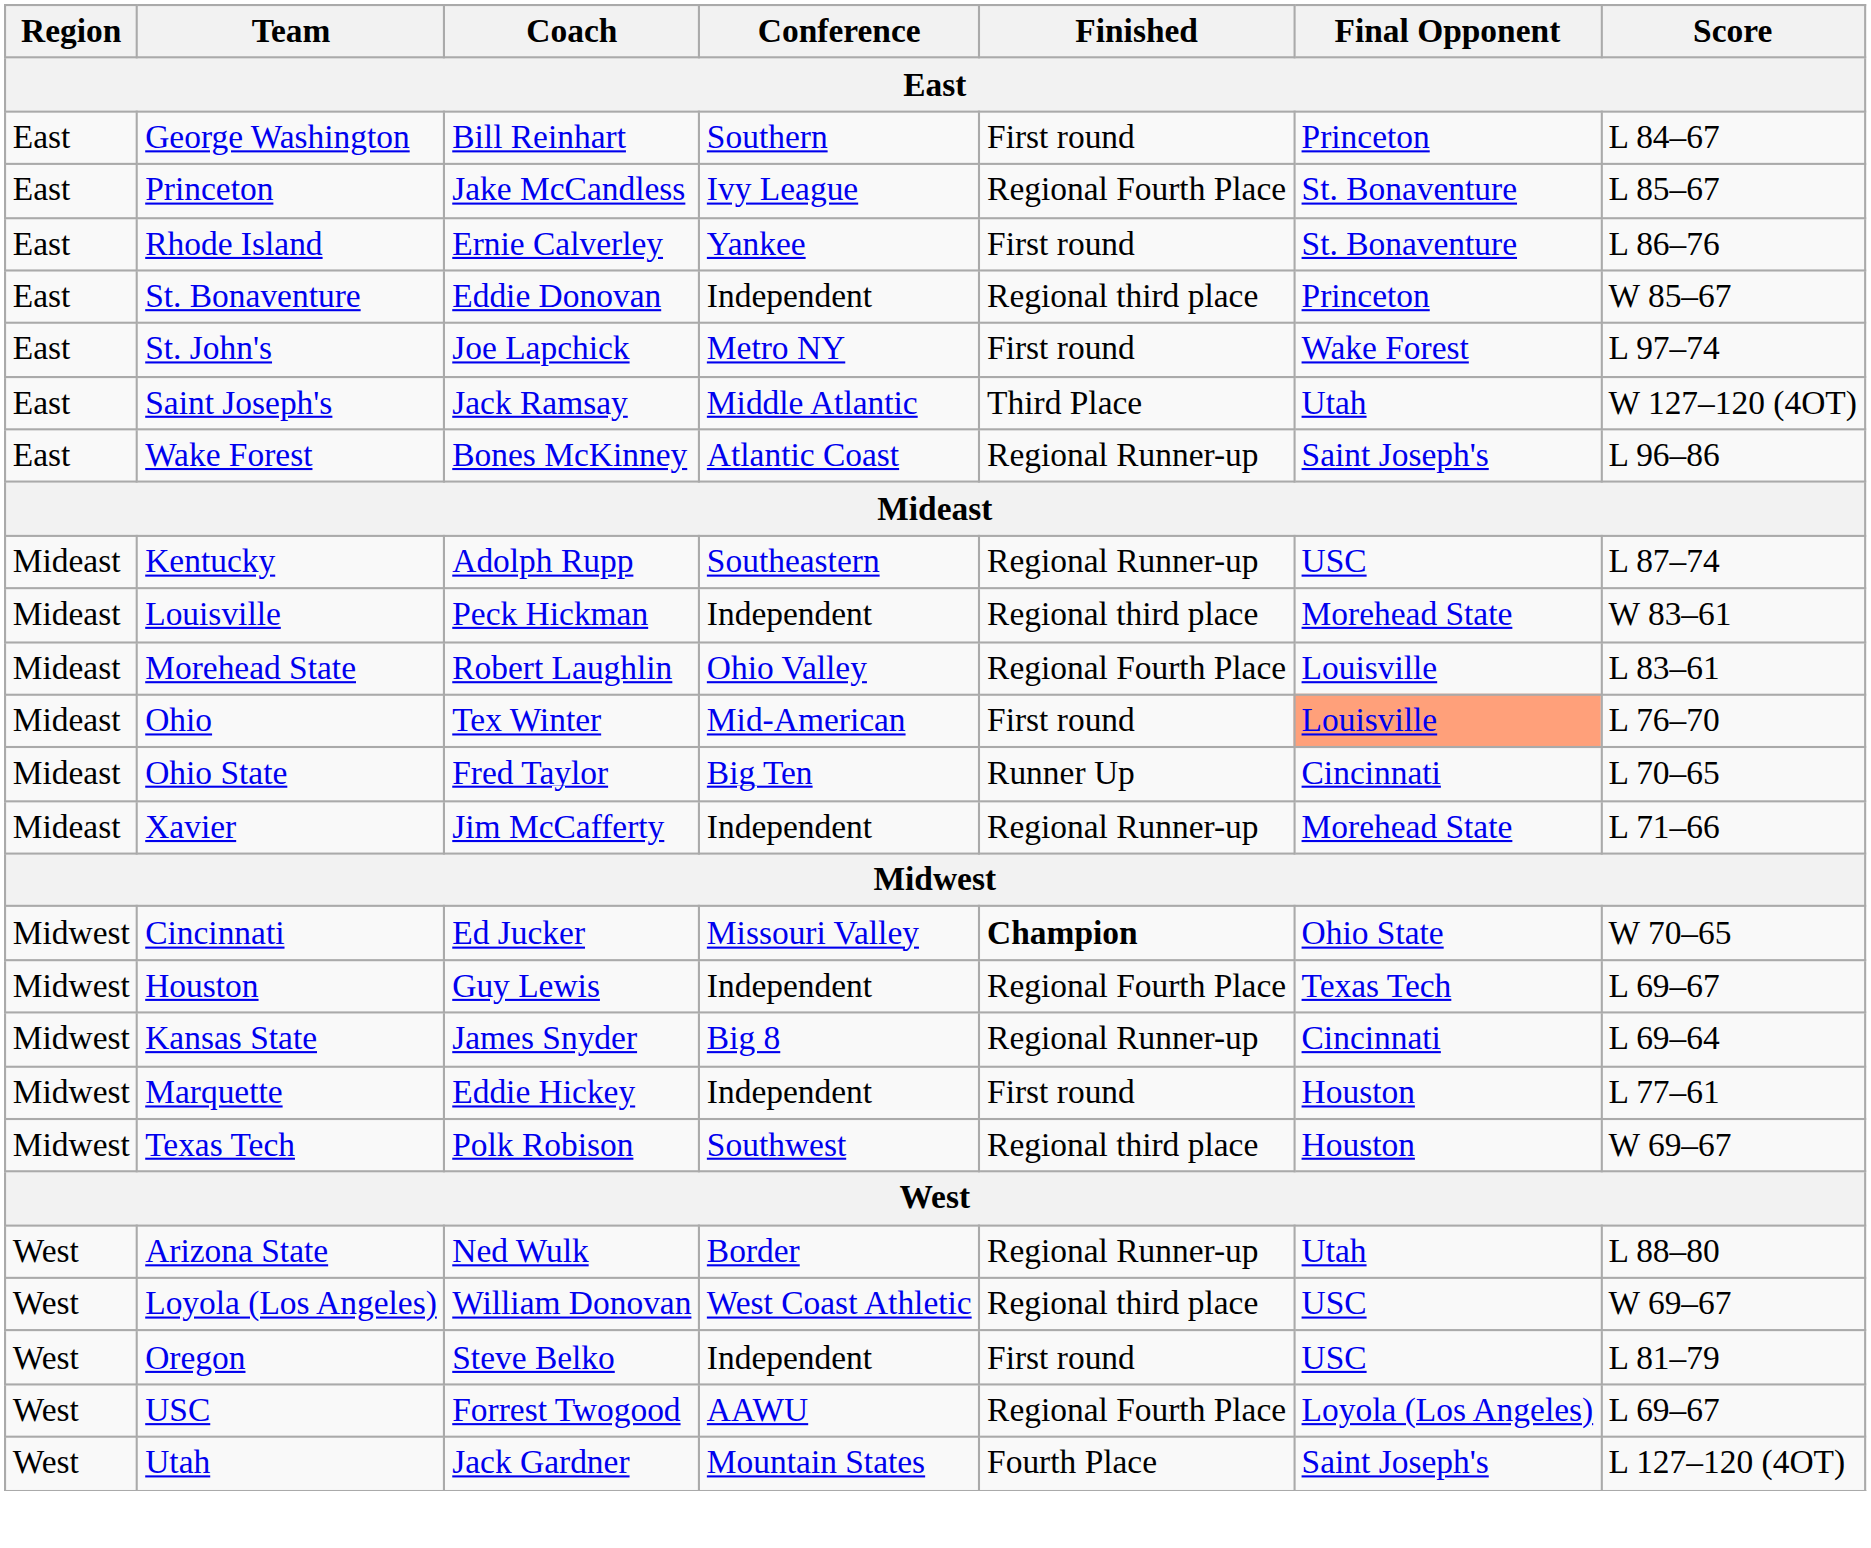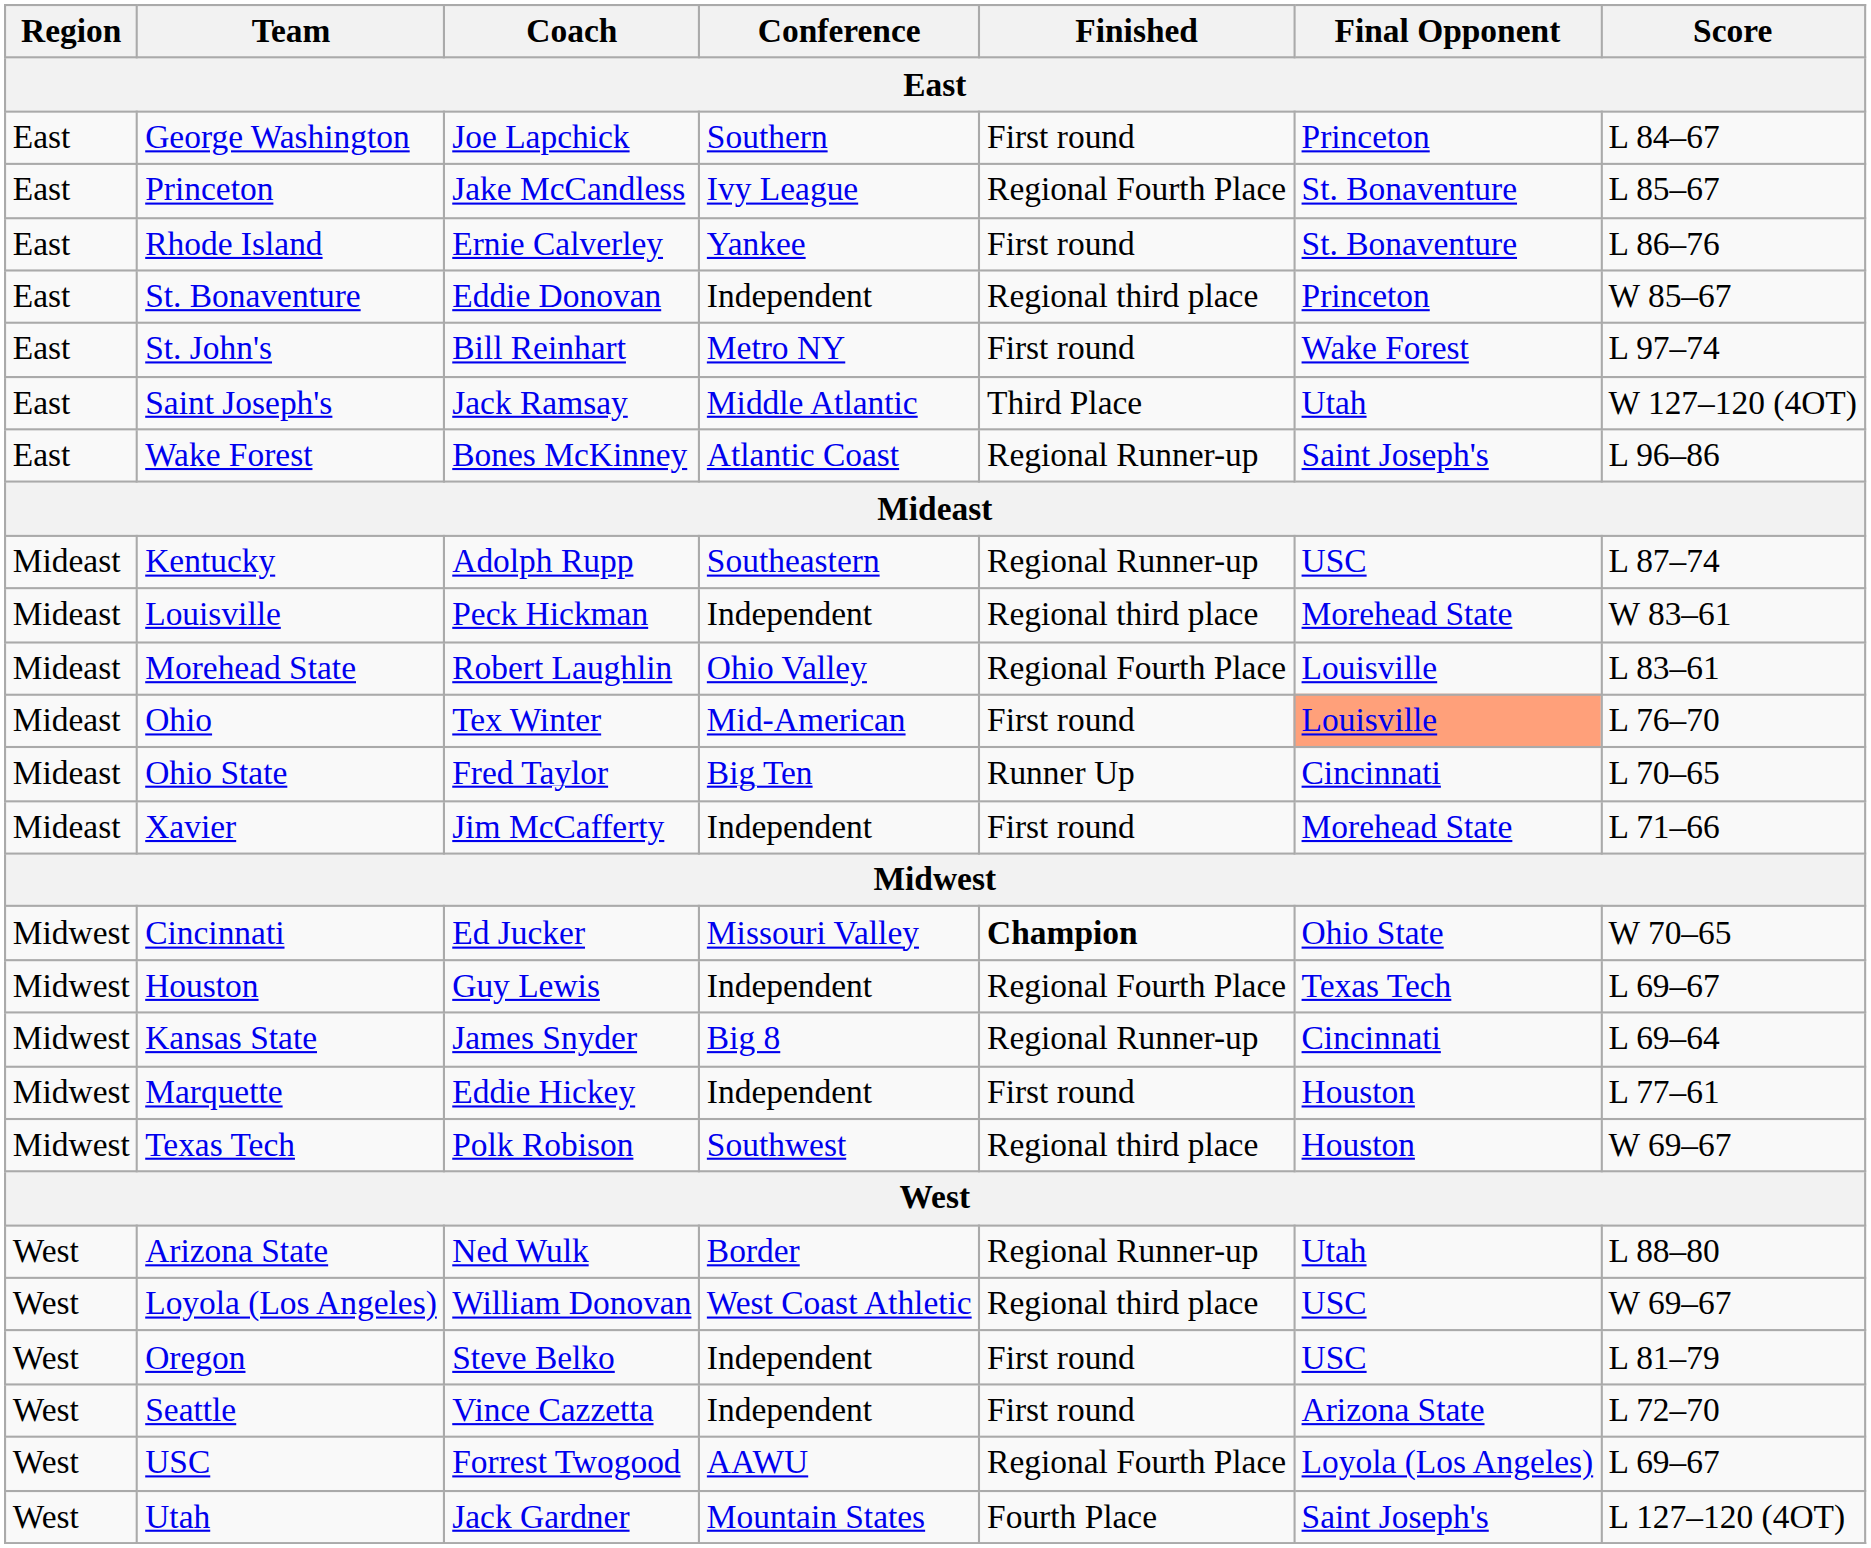(539, 137) Bill Reinhart -> (541, 137) Joe Lapchick
(541, 349) Joe Lapchick -> (539, 349) Bill Reinhart
(1123, 826) Regional Runner-up -> (1061, 826) First round
+ row: (191, 1409)
